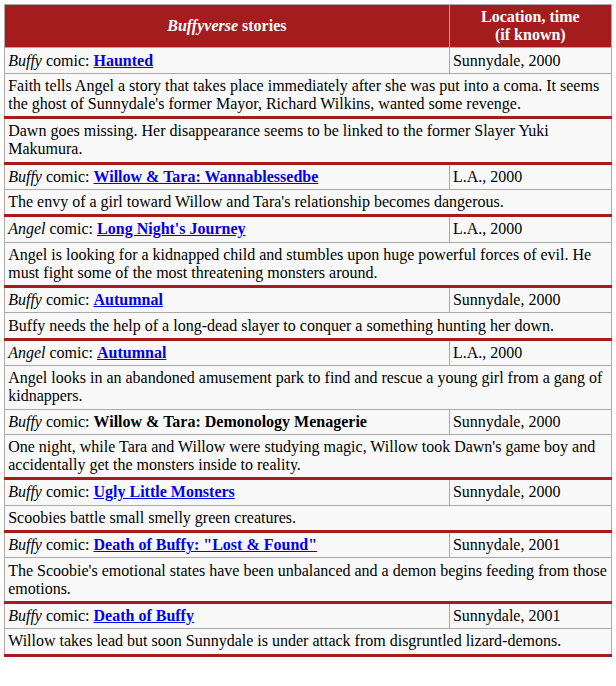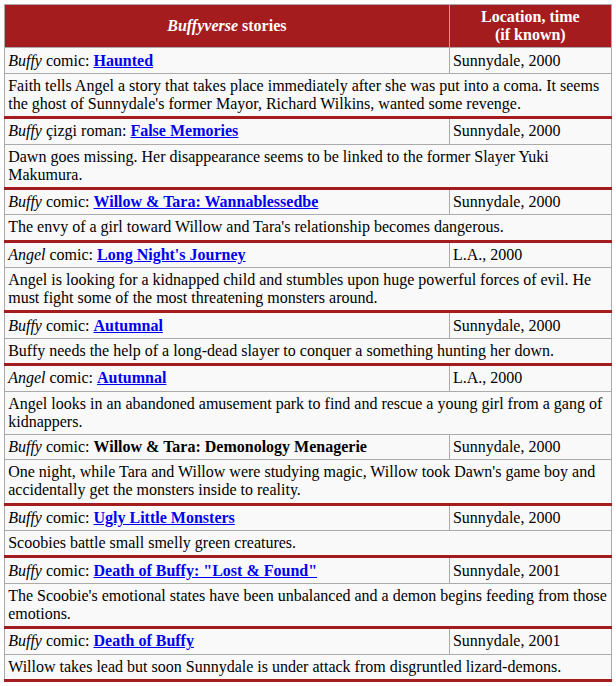+ row: (123, 131)
(488, 176) L.A., 2000 -> (507, 202) Sunnydale, 2000
